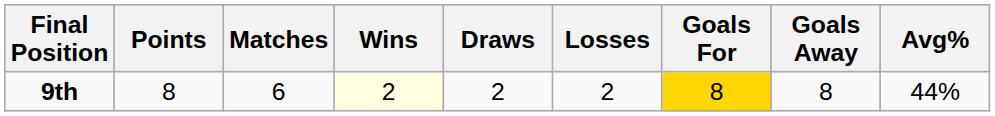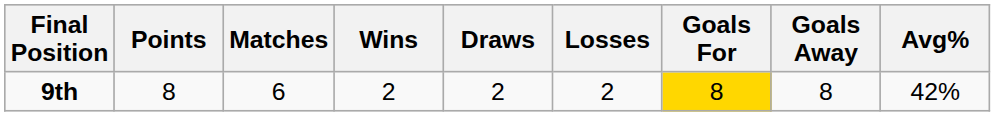(389, 92) lightyellow background -> (389, 92) no background
(935, 92) 44% -> (935, 92) 42%
